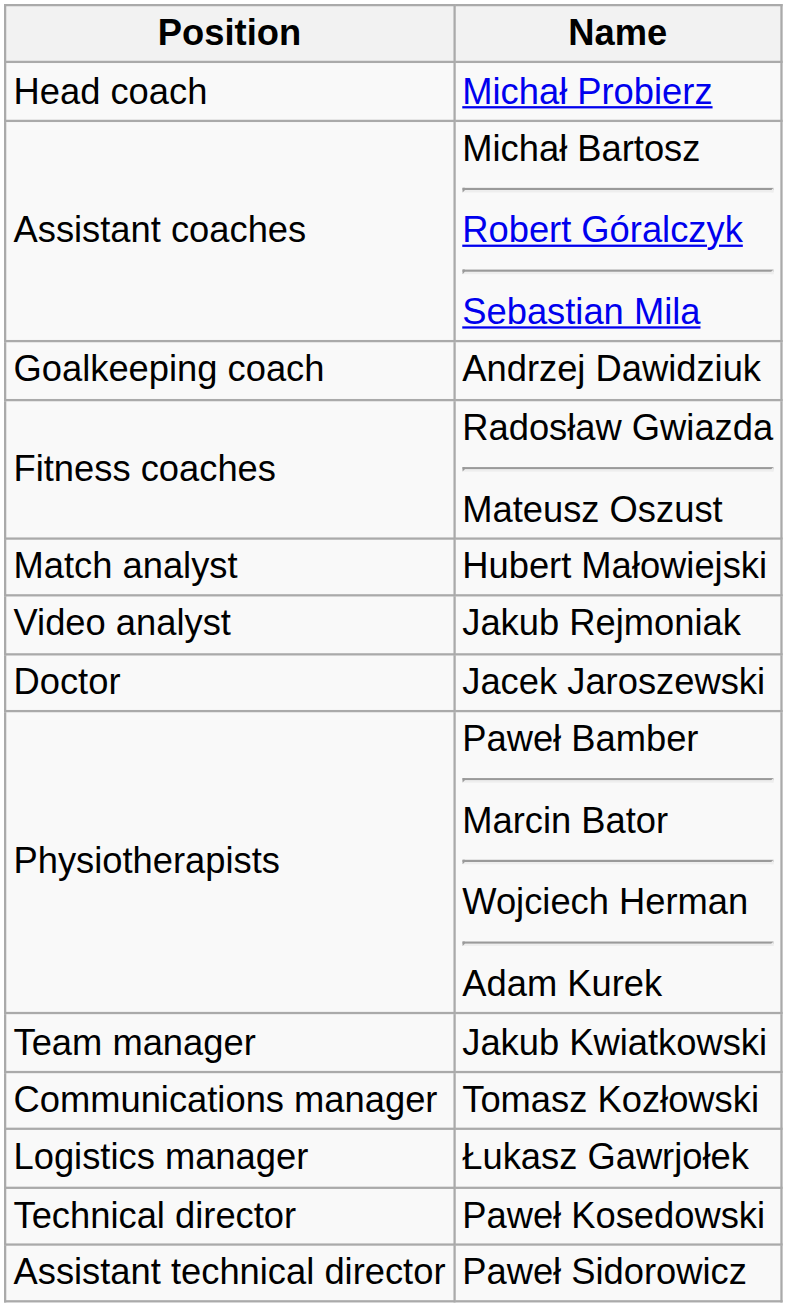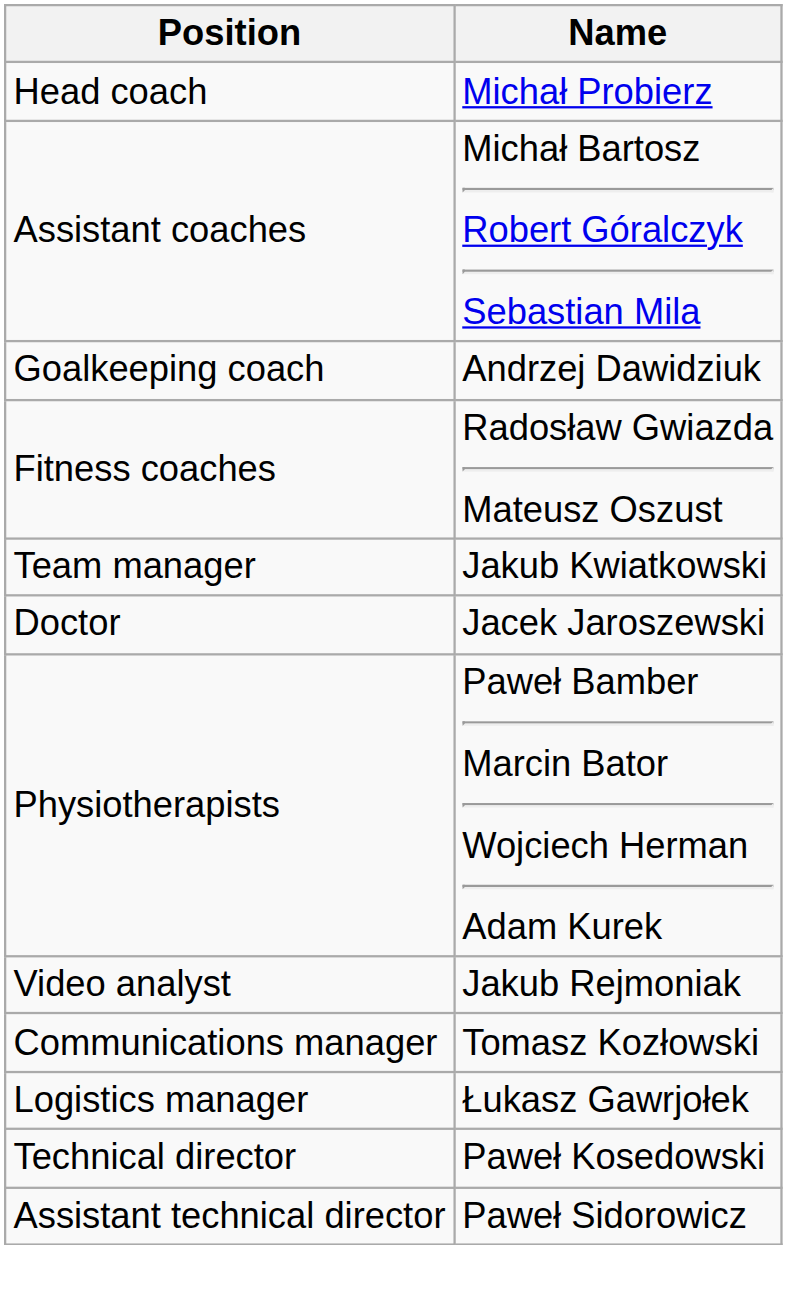- row: (126, 566)
rows swapped: (122, 624) <-> (135, 1042)
